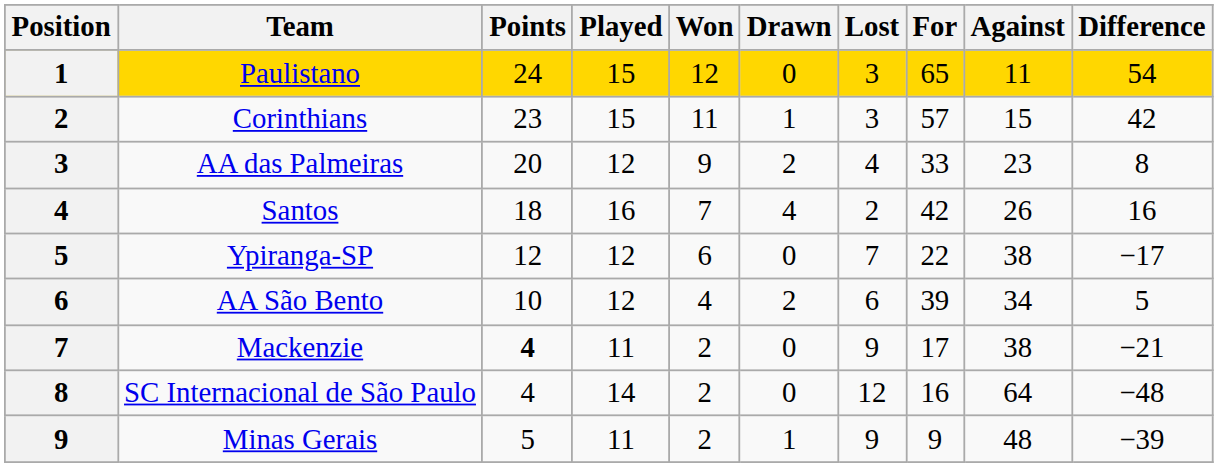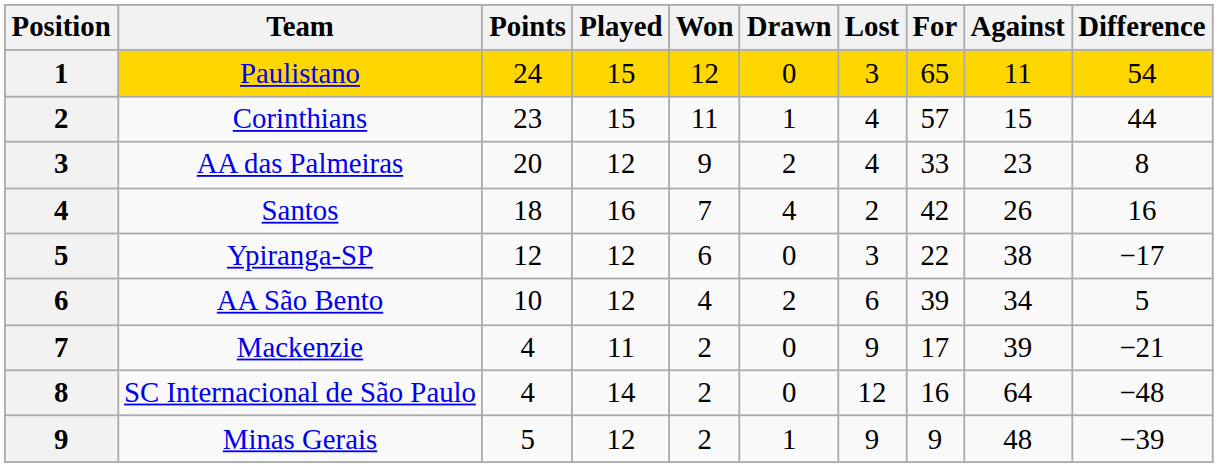(872, 118) 3 -> (872, 118) 4
(1142, 118) 42 -> (1142, 118) 44
(872, 255) 7 -> (872, 255) 3
(528, 347) bold -> (528, 347) normal
(1018, 347) 38 -> (1018, 347) 39
(621, 438) 11 -> (621, 438) 12
